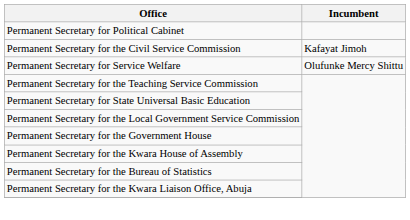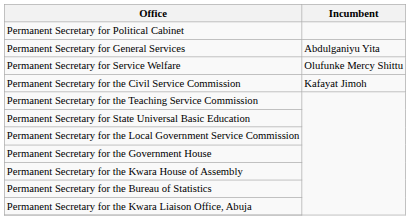+ row: (96, 48)
rows swapped: (94, 66) <-> (124, 48)
